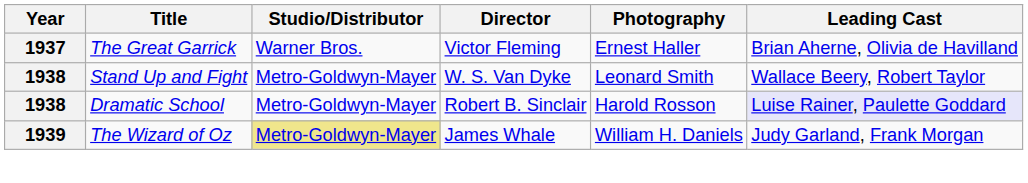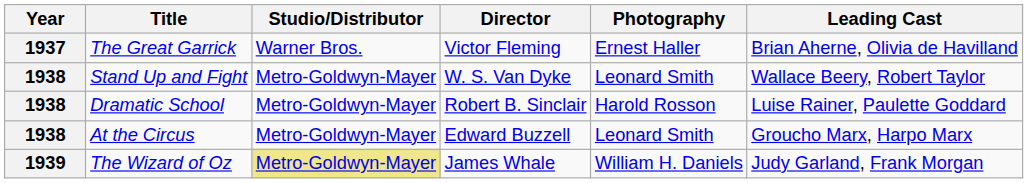(879, 105) lavender background -> (879, 105) no background
+ row: (142, 134)
